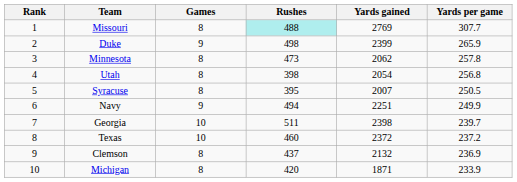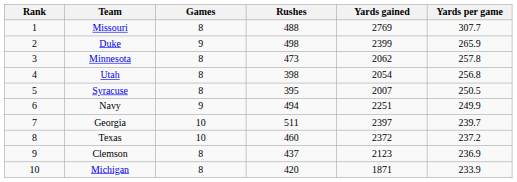(291, 28) paleturquoise background -> (291, 28) no background
(382, 122) 2398 -> (382, 122) 2397
(382, 153) 2132 -> (382, 153) 2123
